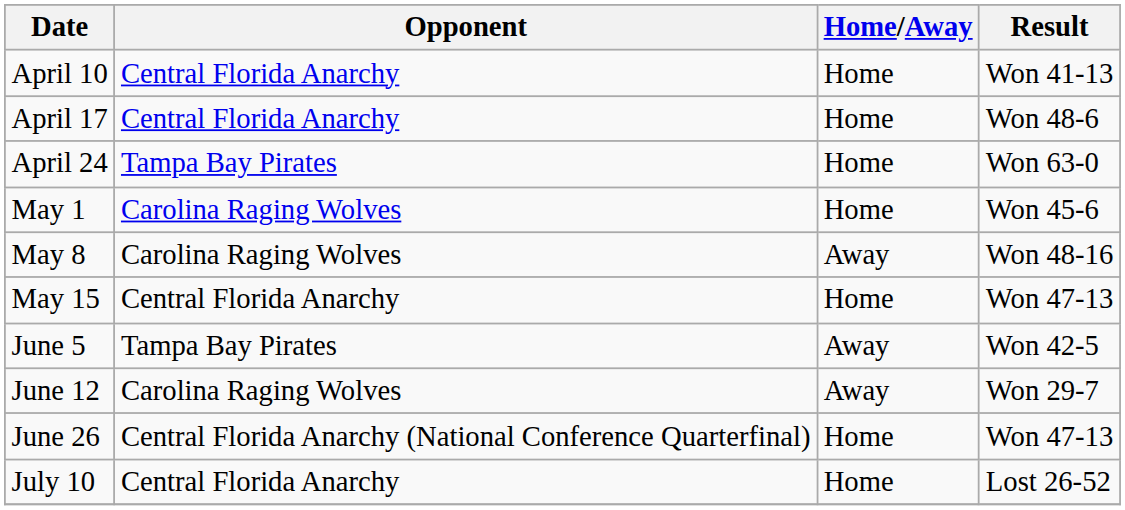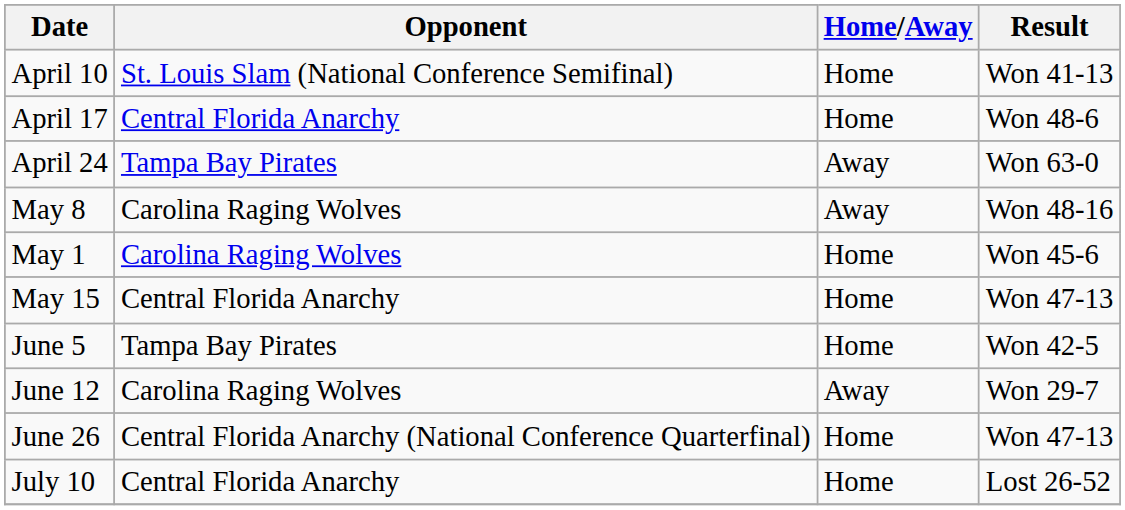(260, 72) Central Florida Anarchy -> (397, 72) St. Louis Slam (National Conference Semifinal)
(859, 163) Home -> (857, 163) Away
rows swapped: (48, 208) <-> (48, 254)
(857, 345) Away -> (859, 345) Home
